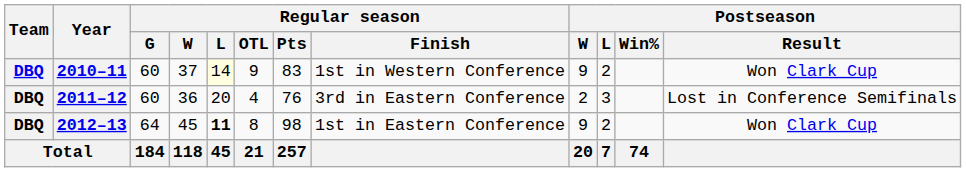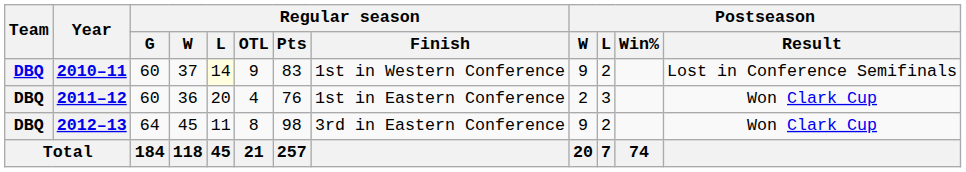(812, 72) Won Clark Cup -> (812, 72) Lost in Conference Semifinals
(440, 99) 3rd in Eastern Conference -> (440, 99) 1st in Eastern Conference
(812, 99) Lost in Conference Semifinals -> (812, 99) Won Clark Cup
(221, 126) bold -> (221, 126) normal
(440, 126) 1st in Eastern Conference -> (440, 126) 3rd in Eastern Conference
